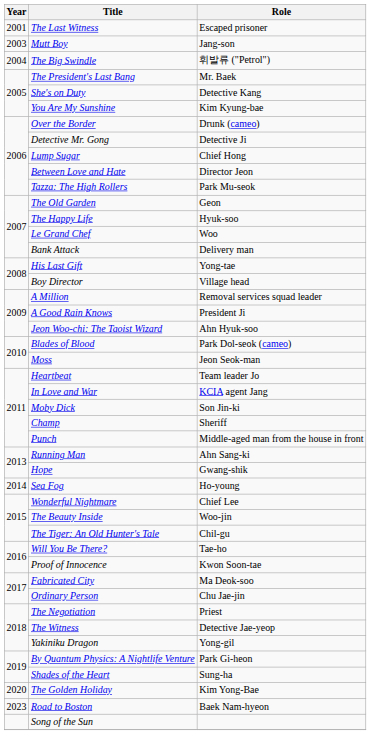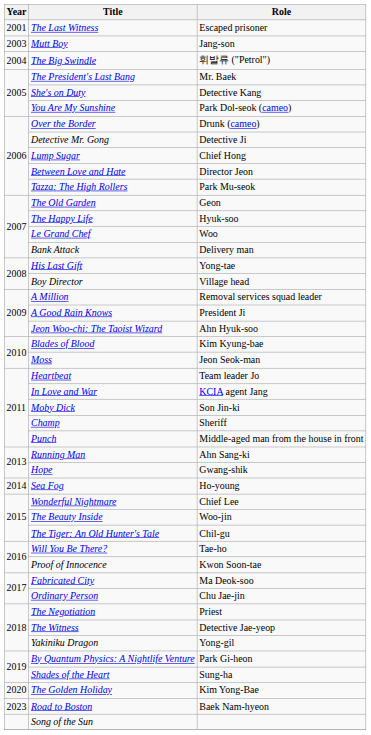(231, 108) Kim Kyung-bae -> (245, 108) Park Dol-seok (cameo)
(245, 344) Park Dol-seok (cameo) -> (231, 344) Kim Kyung-bae
